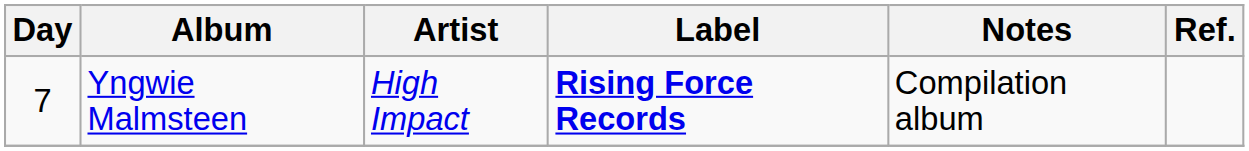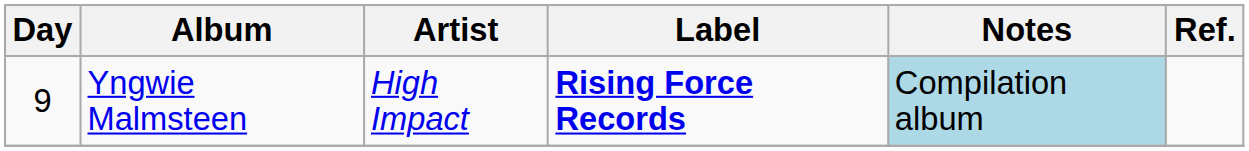(42, 100) 7 -> (42, 100) 9
(981, 100) no background -> (981, 100) lightblue background
